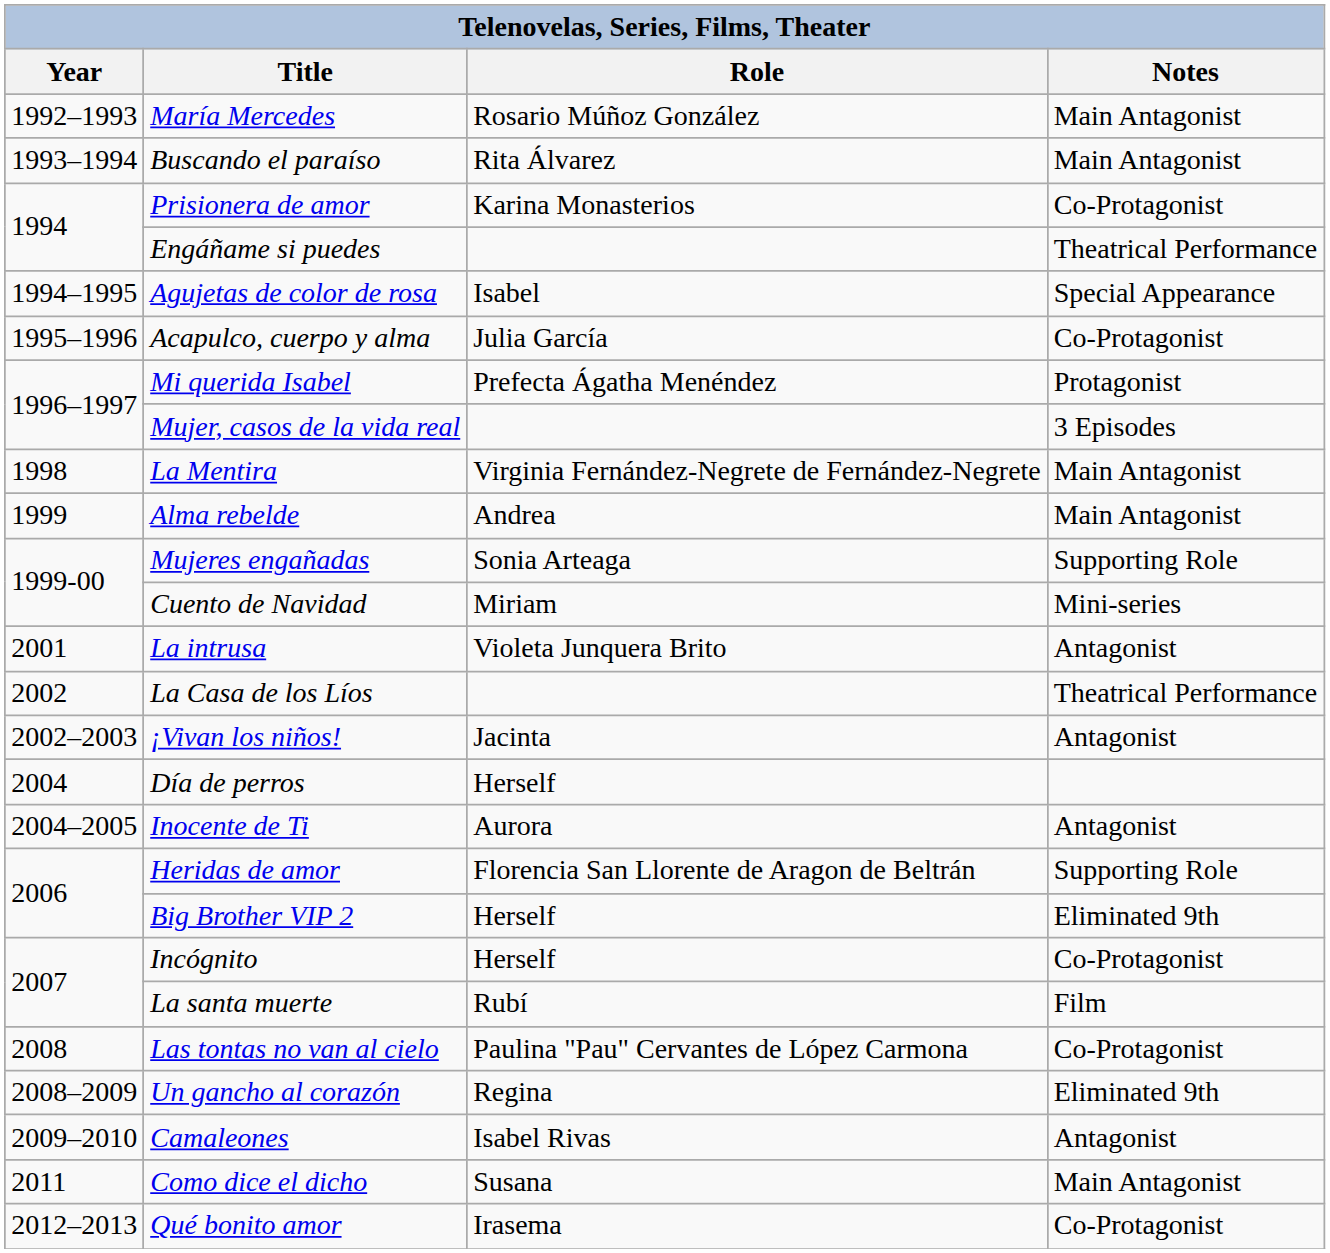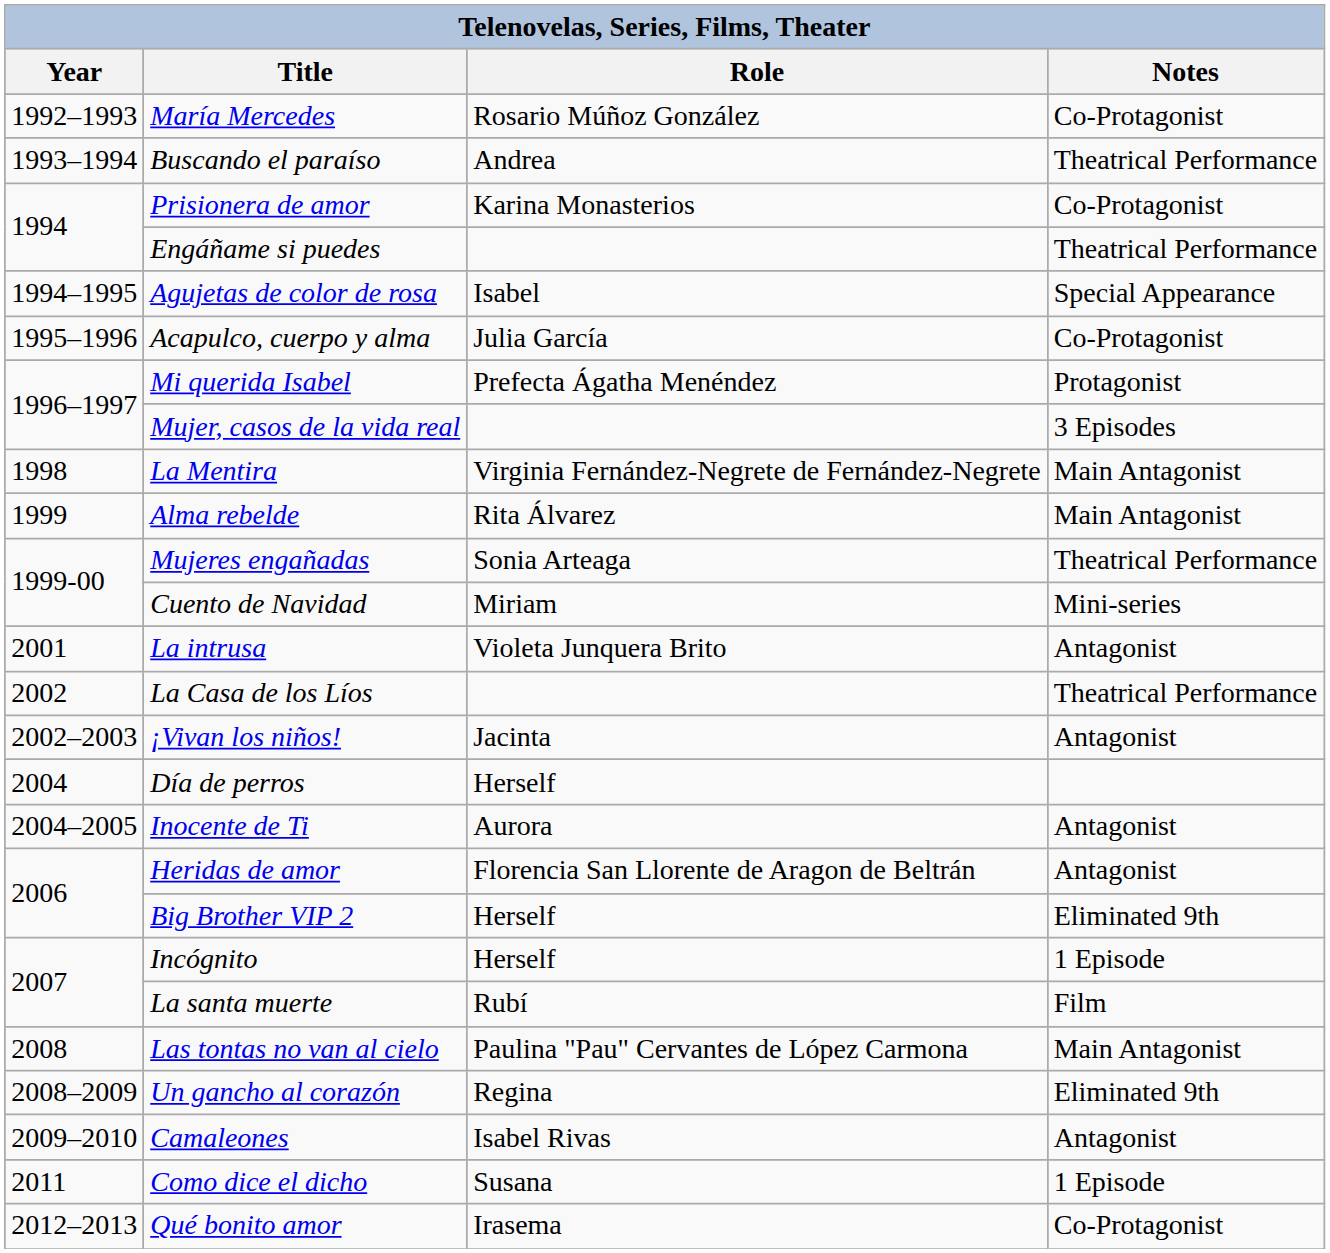(1147, 115) Main Antagonist -> (1138, 115) Co-Protagonist
(544, 159) Rita Álvarez -> (514, 159) Andrea
(1147, 159) Main Antagonist -> (1185, 159) Theatrical Performance
(514, 515) Andrea -> (544, 515) Rita Álvarez
(1146, 559) Supporting Role -> (1185, 559) Theatrical Performance
(1146, 870) Supporting Role -> (1115, 870) Antagonist
(1138, 959) Co-Protagonist -> (1109, 959) 1 Episode
(1138, 1048) Co-Protagonist -> (1147, 1048) Main Antagonist
(1147, 1181) Main Antagonist -> (1109, 1181) 1 Episode
